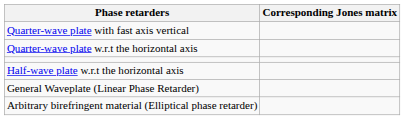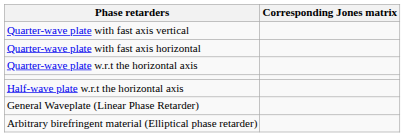+ row: (104, 48)
